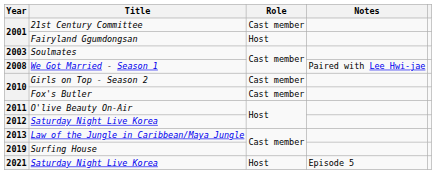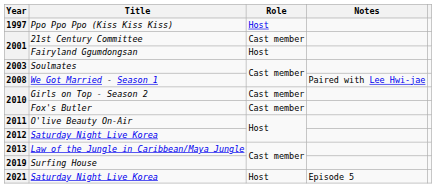+ row: (17, 25)
